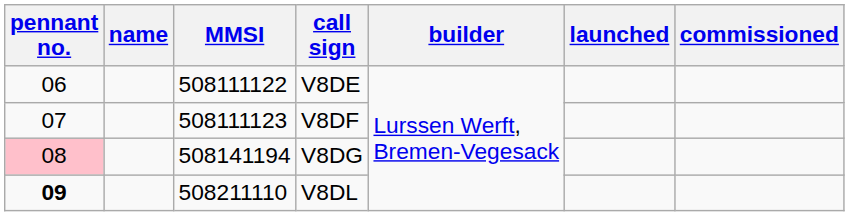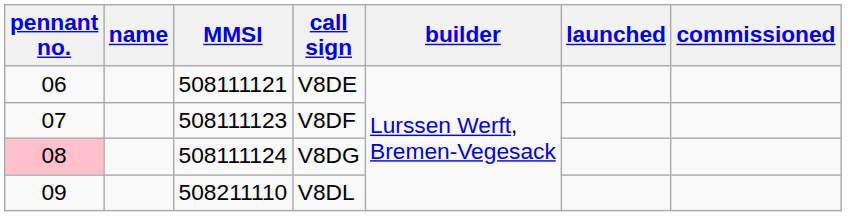(233, 84) 508111122 -> (233, 84) 508111121
(235, 156) 508141194 -> (233, 156) 508111124
(54, 192) bold -> (54, 192) normal
